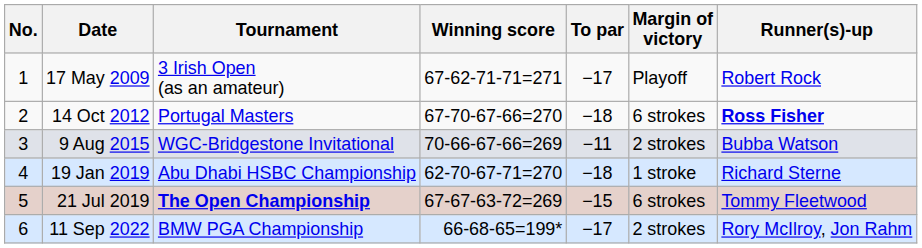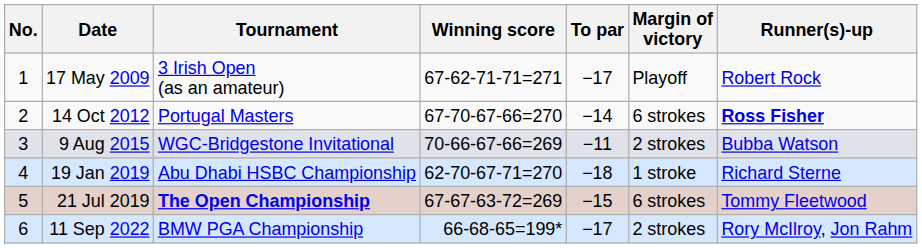(597, 116) −18 -> (597, 116) −14
